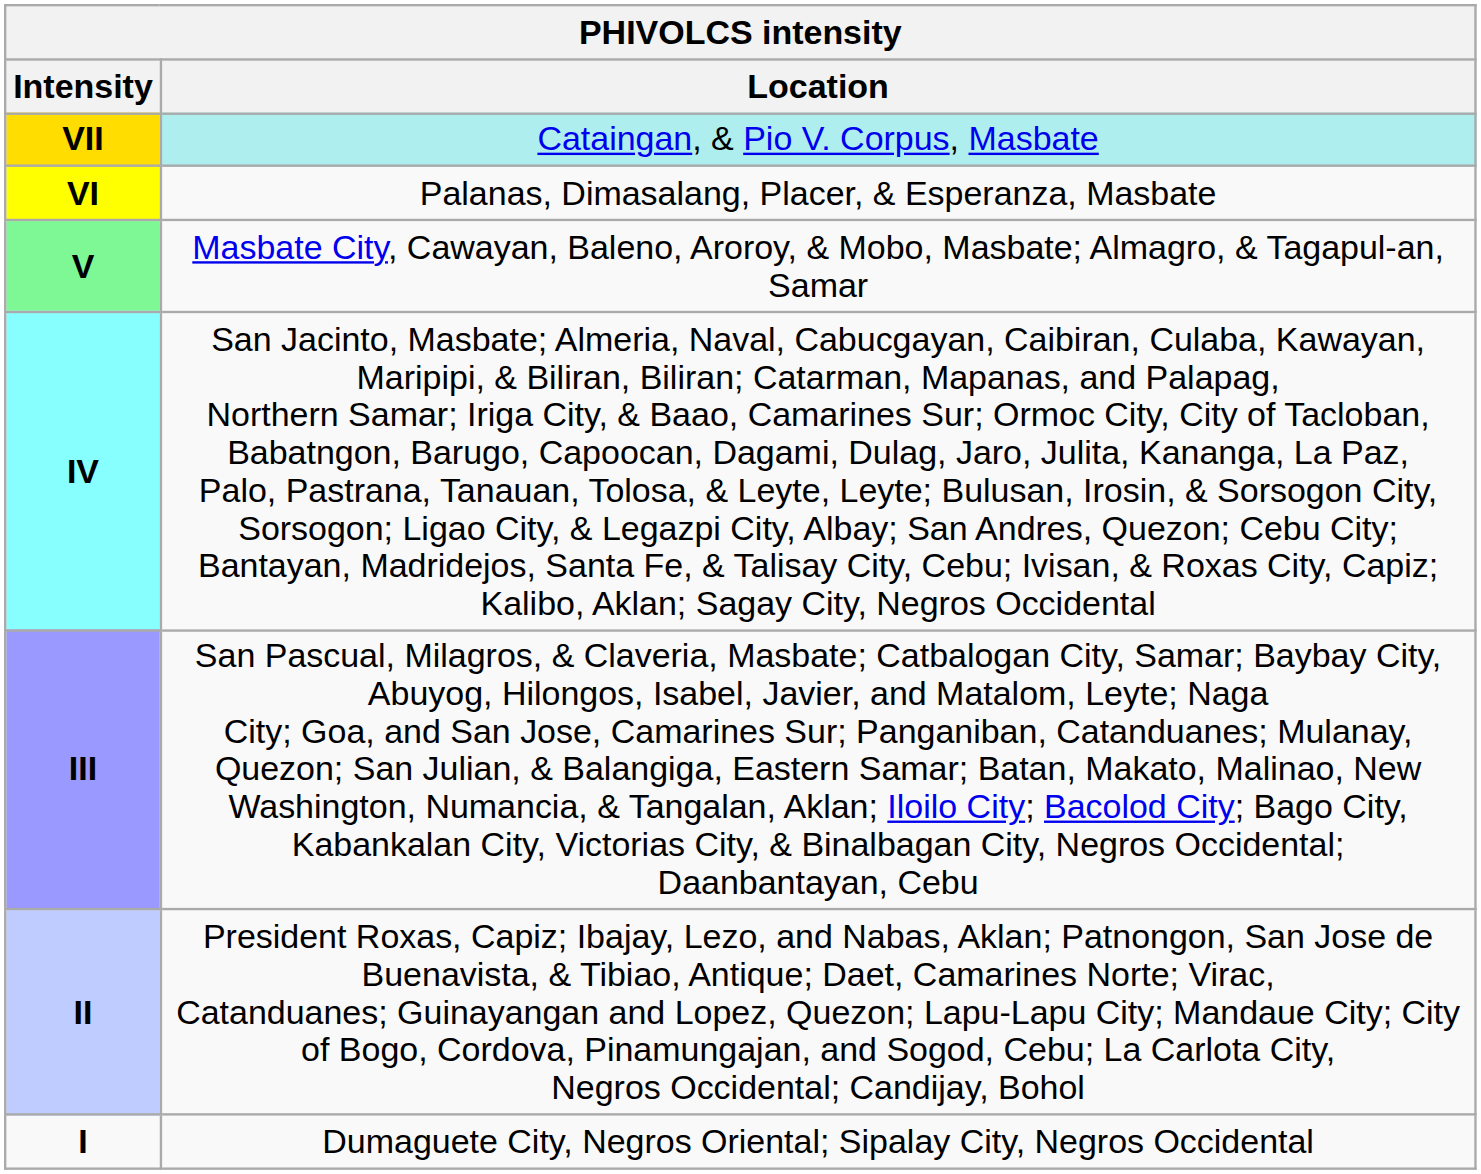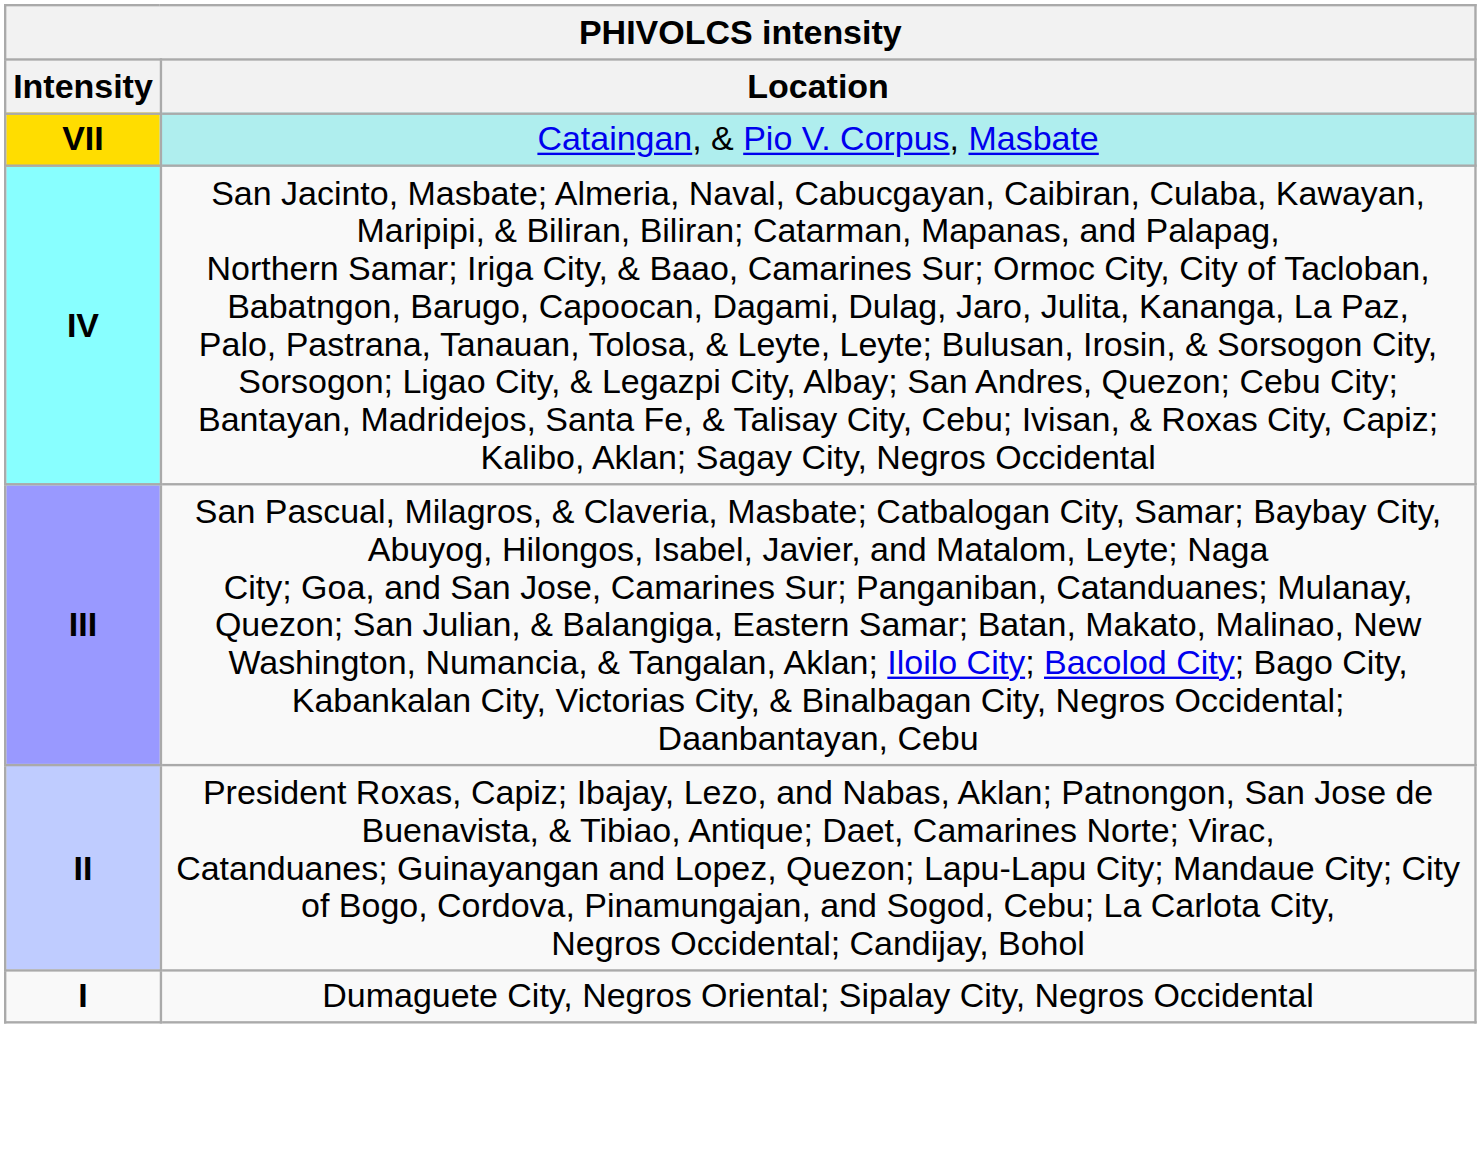- row: (83, 193)
- row: (83, 266)
